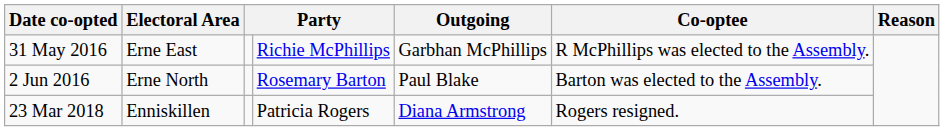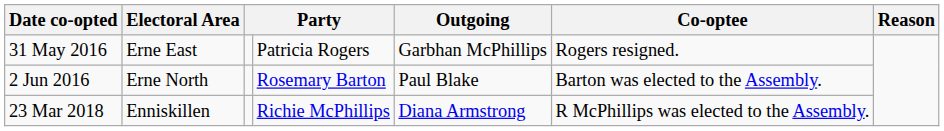(323, 50) Richie McPhillips -> (313, 50) Patricia Rogers
(712, 50) R McPhillips was elected to the Assembly. -> (617, 50) Rogers resigned.
(313, 110) Patricia Rogers -> (323, 110) Richie McPhillips
(617, 110) Rogers resigned. -> (712, 110) R McPhillips was elected to the Assembly.
